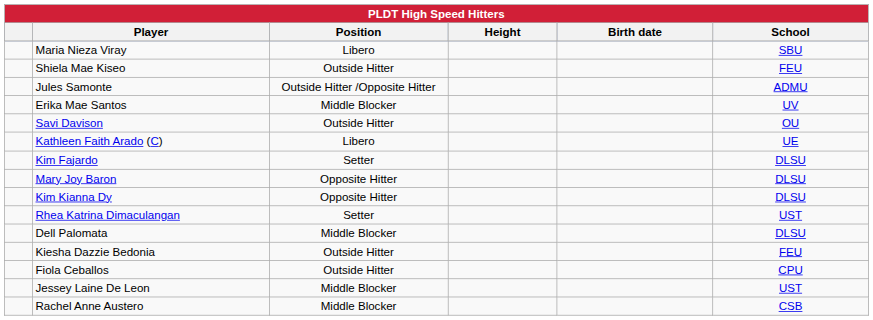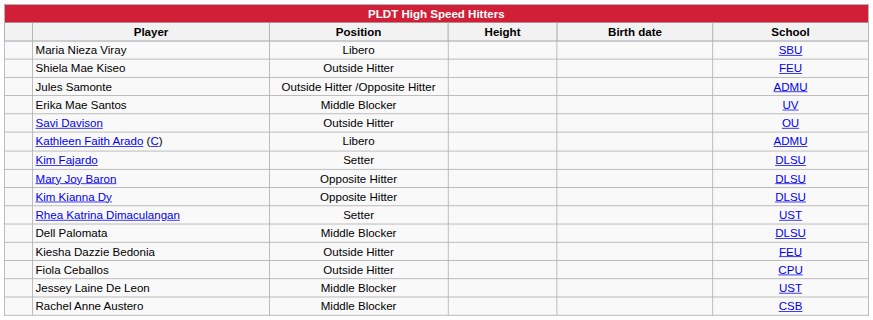(791, 142) UE -> (791, 142) ADMU
